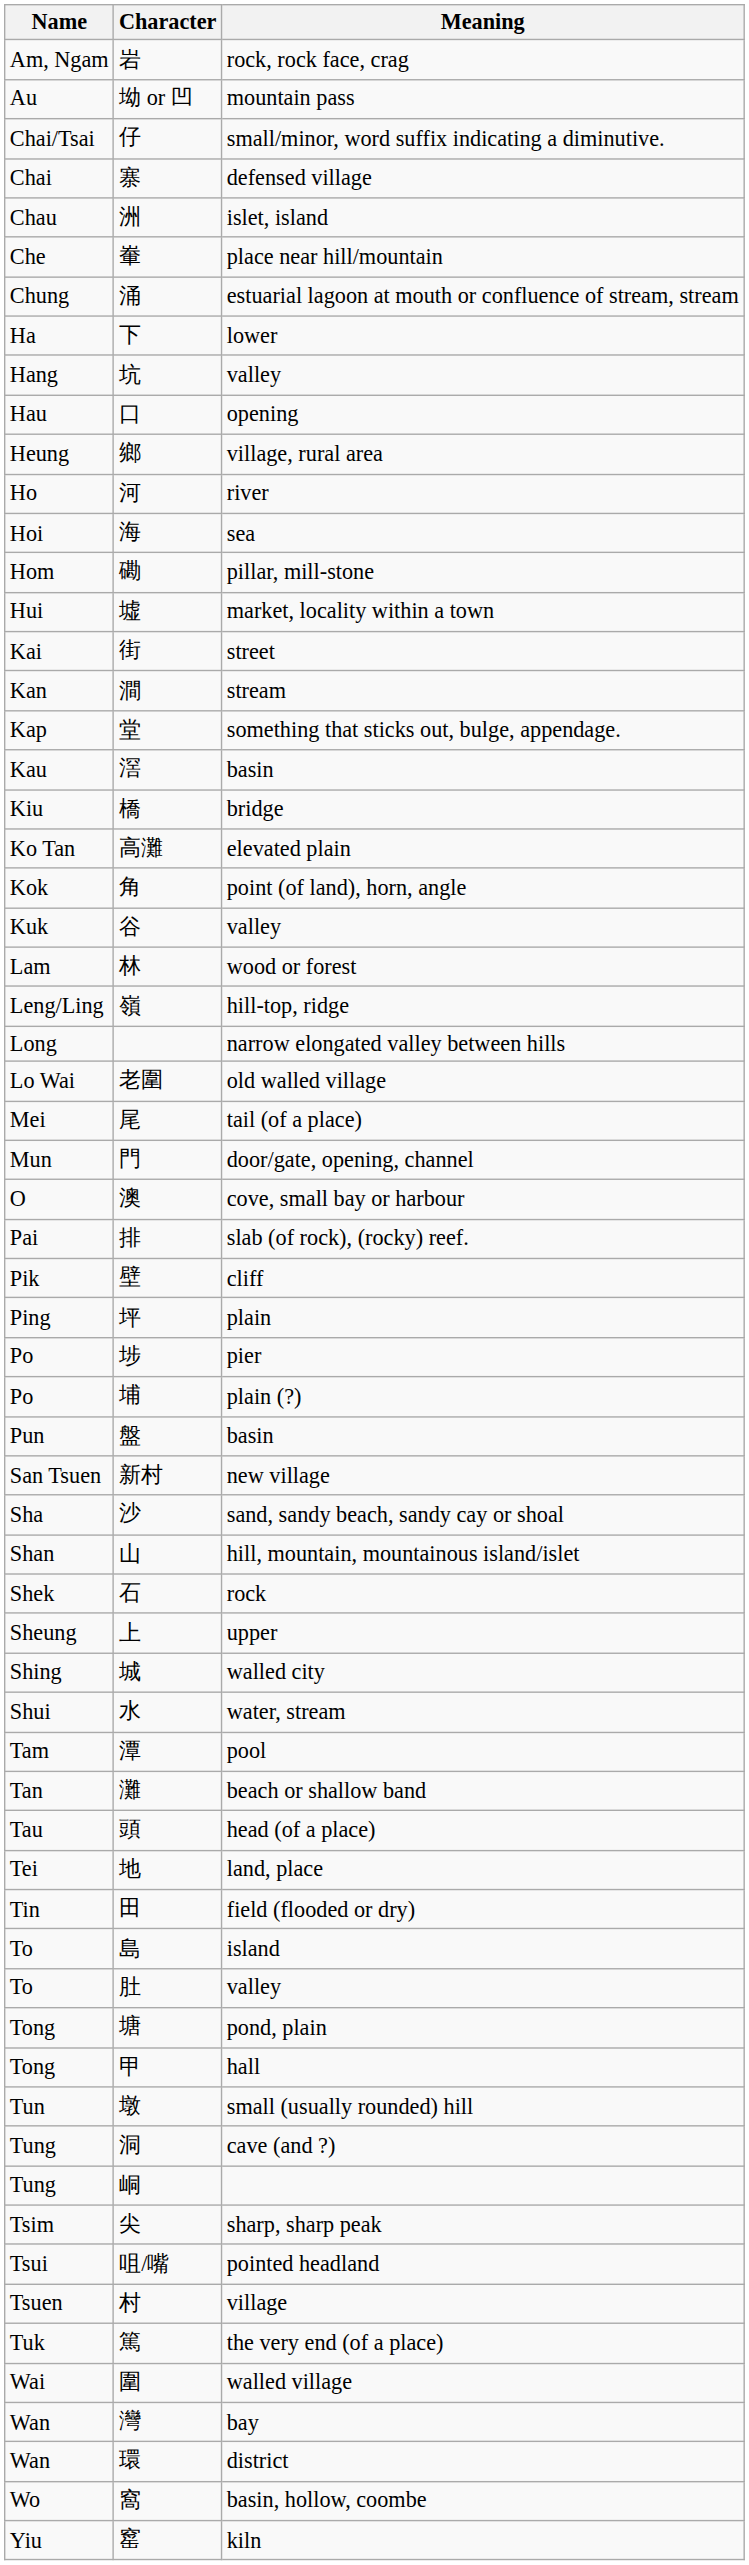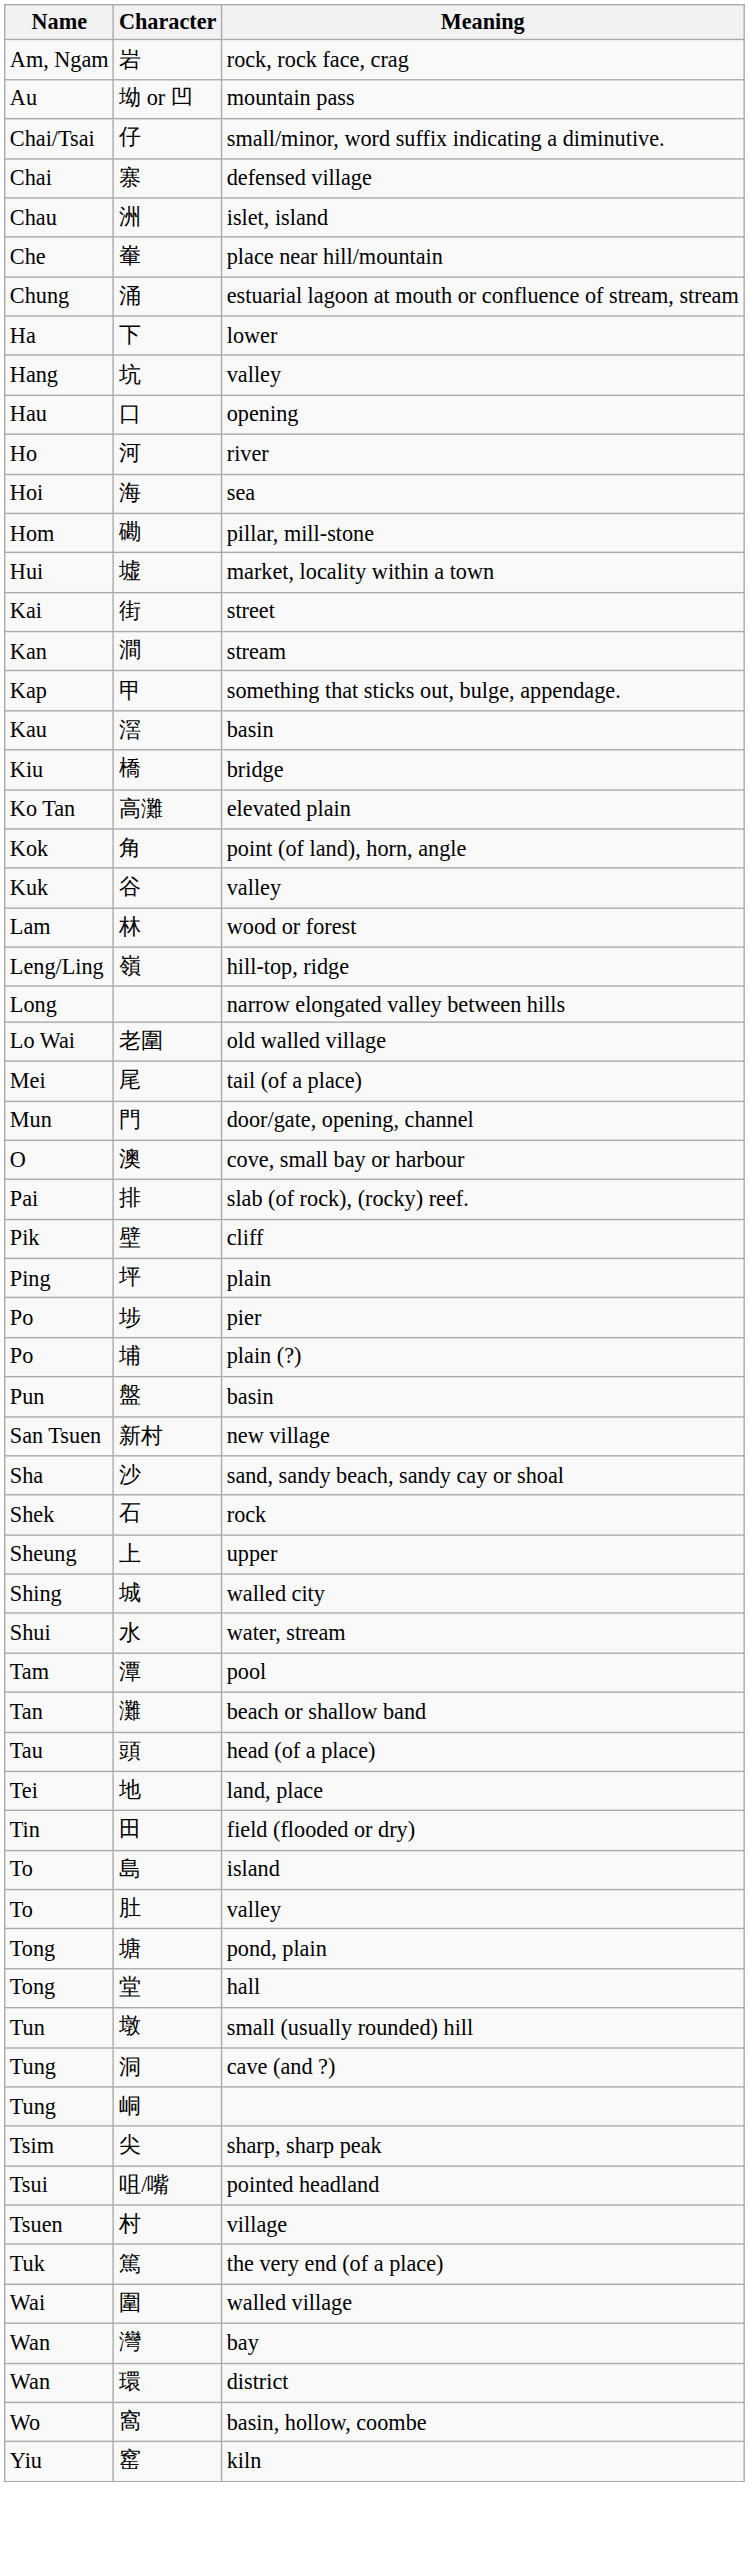- row: (39, 453)
(130, 729) 堂 -> (130, 689) 甲
- row: (32, 1554)
(130, 2066) 甲 -> (130, 1987) 堂
